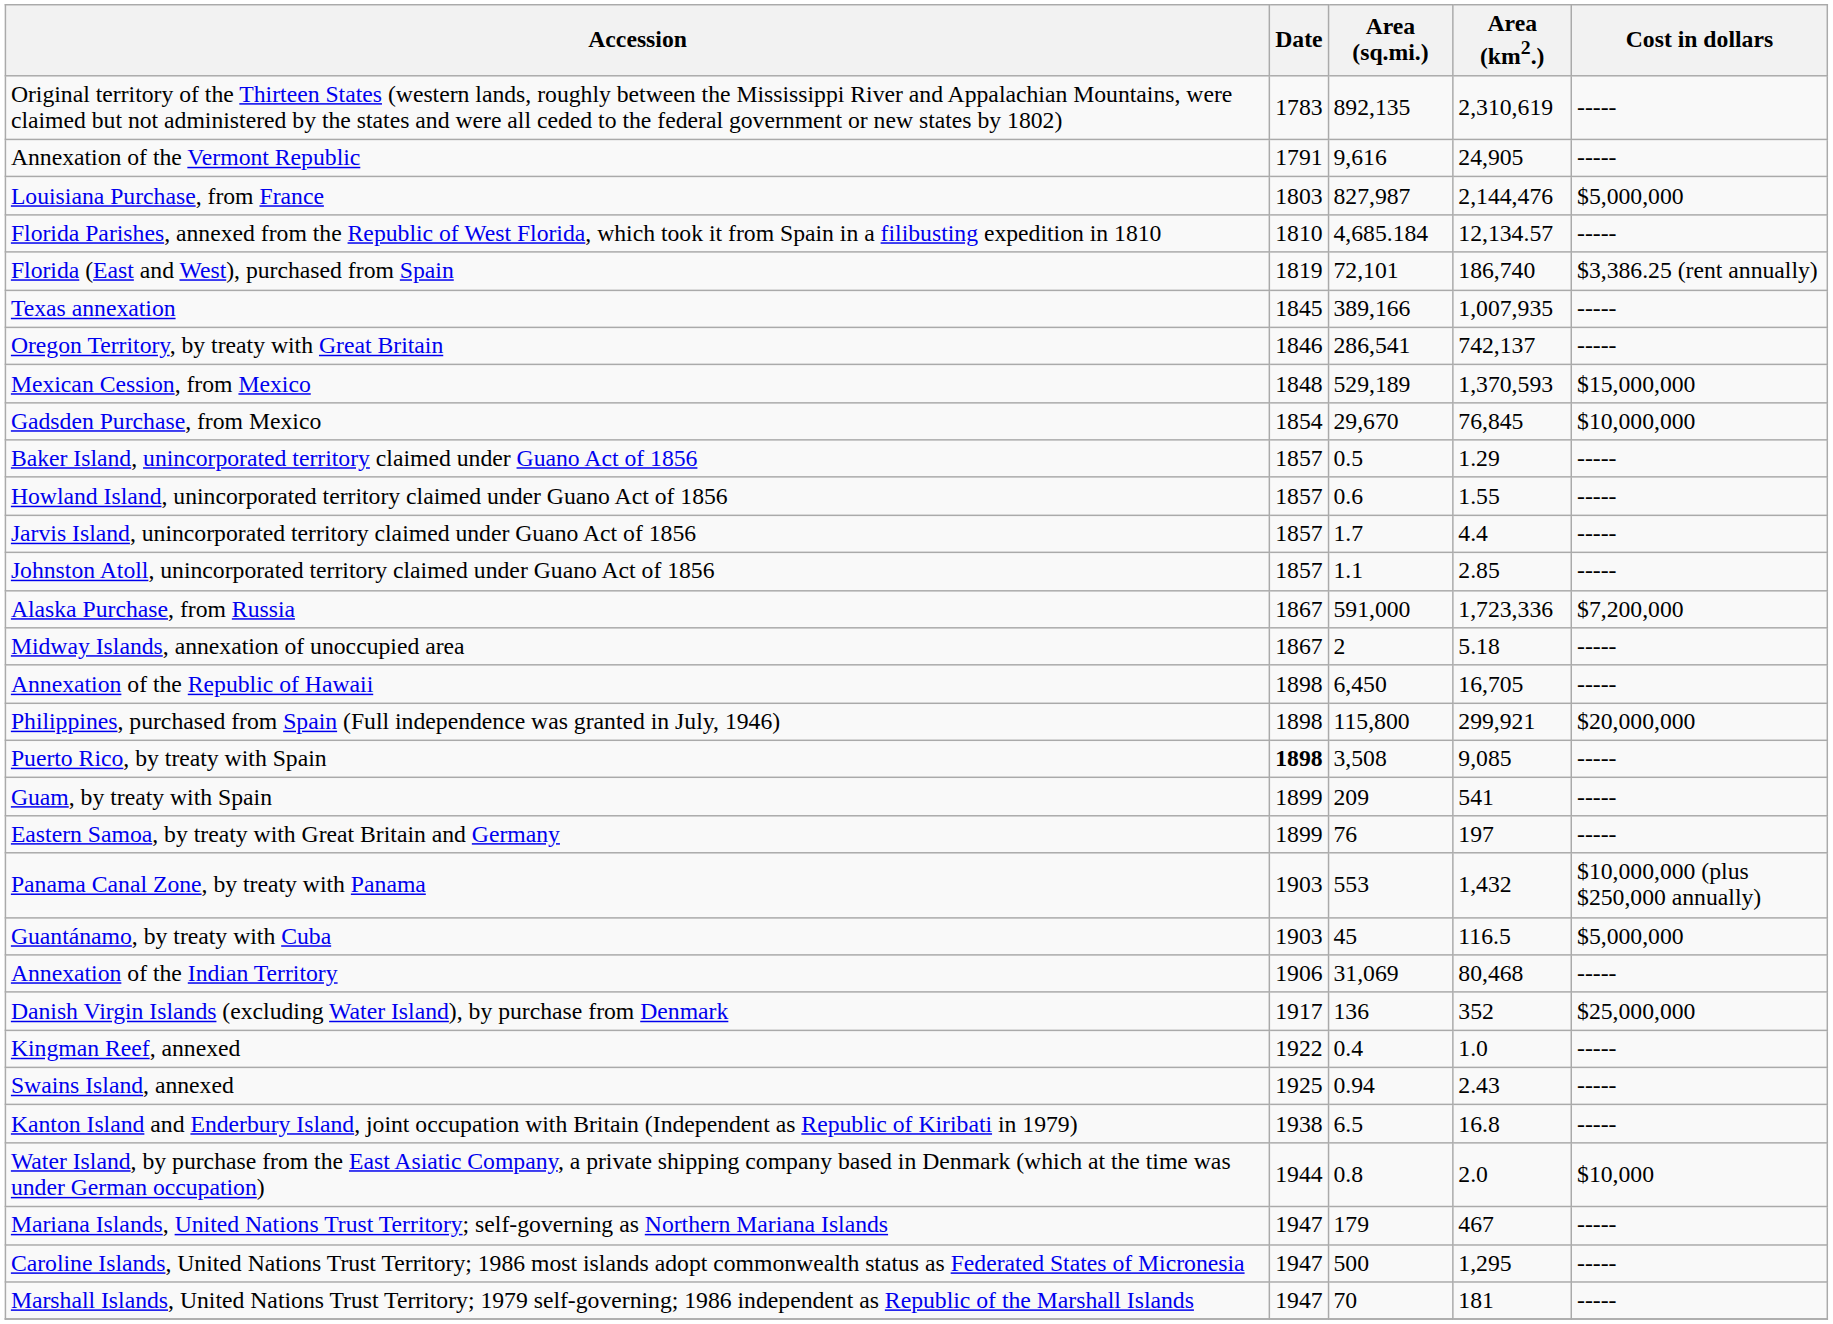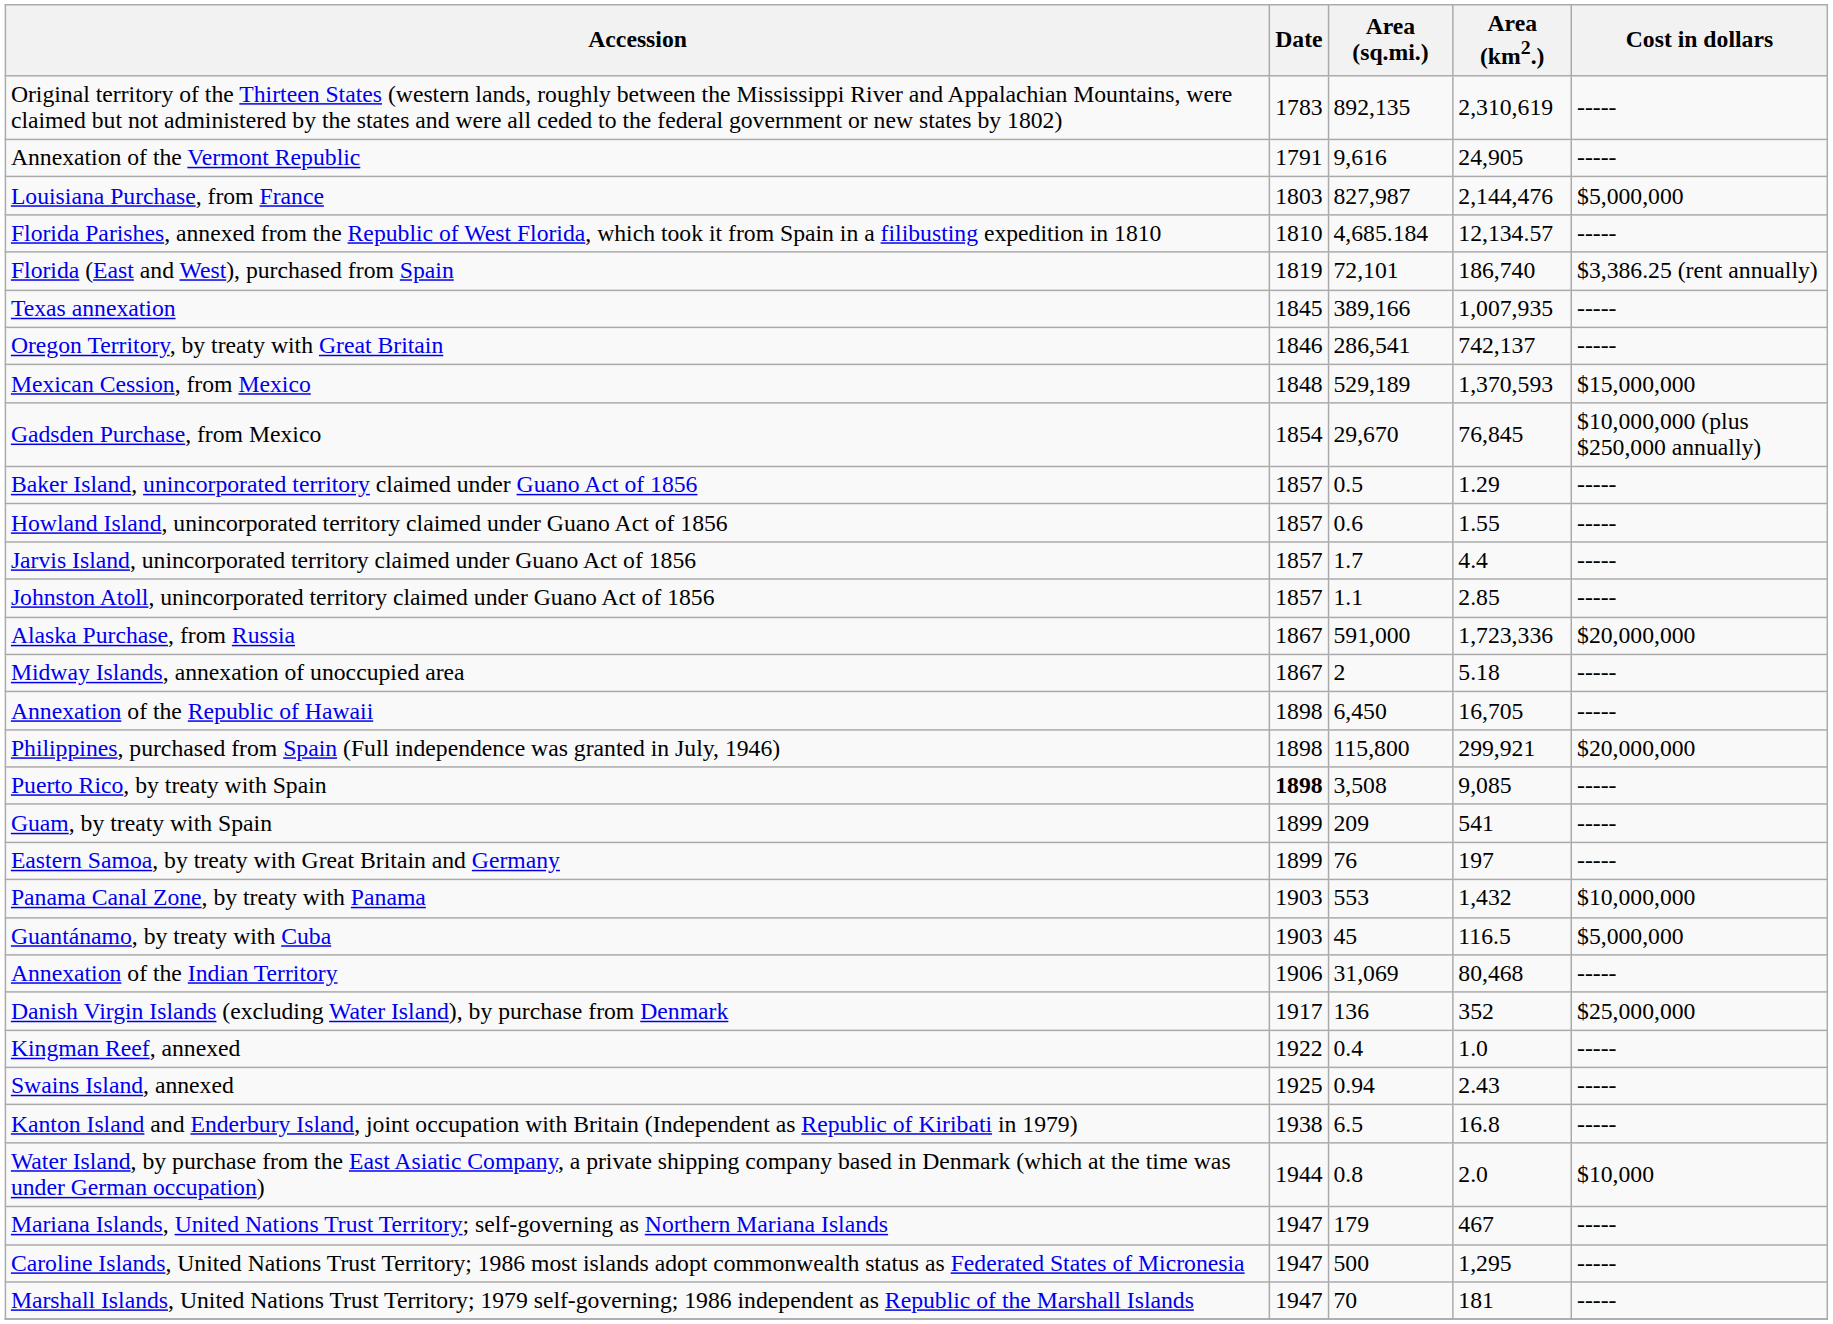(1636, 420) $10,000,000 -> (1669, 434) $10,000,000 (plus $250,000 annually)
(1630, 608) $7,200,000 -> (1636, 635) $20,000,000
(1669, 884) $10,000,000 (plus $250,000 annually) -> (1636, 898) $10,000,000
